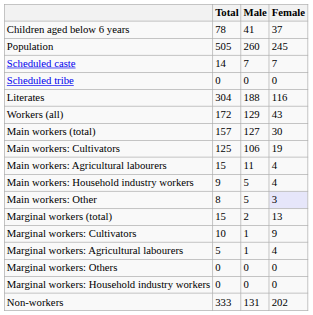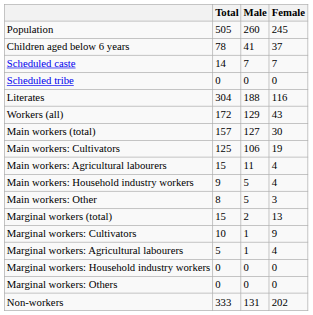rows swapped: (30, 47) <-> (68, 30)
(274, 200) lavender background -> (274, 200) no background
rows swapped: (109, 285) <-> (62, 268)
